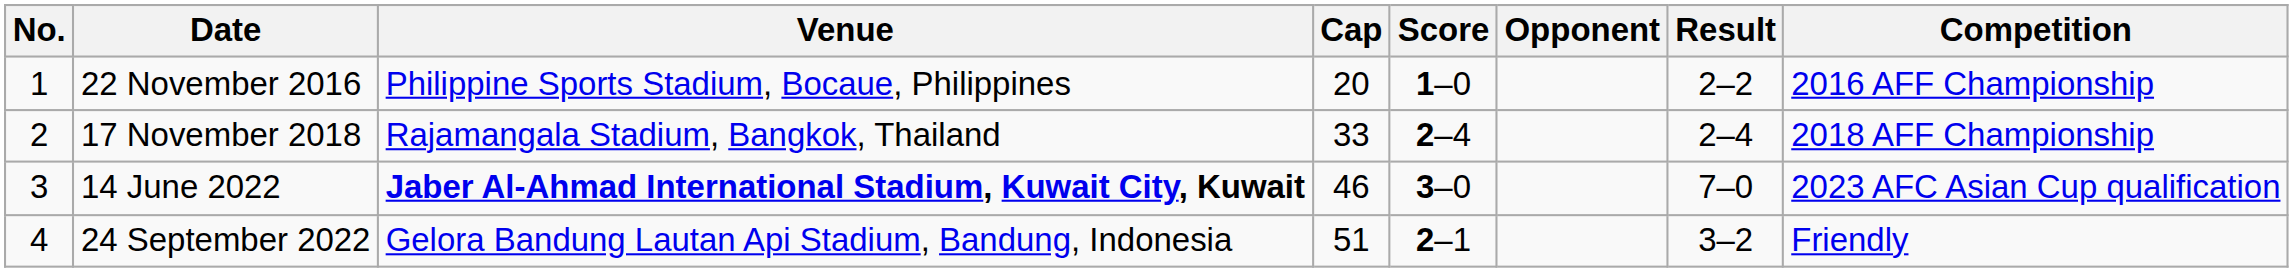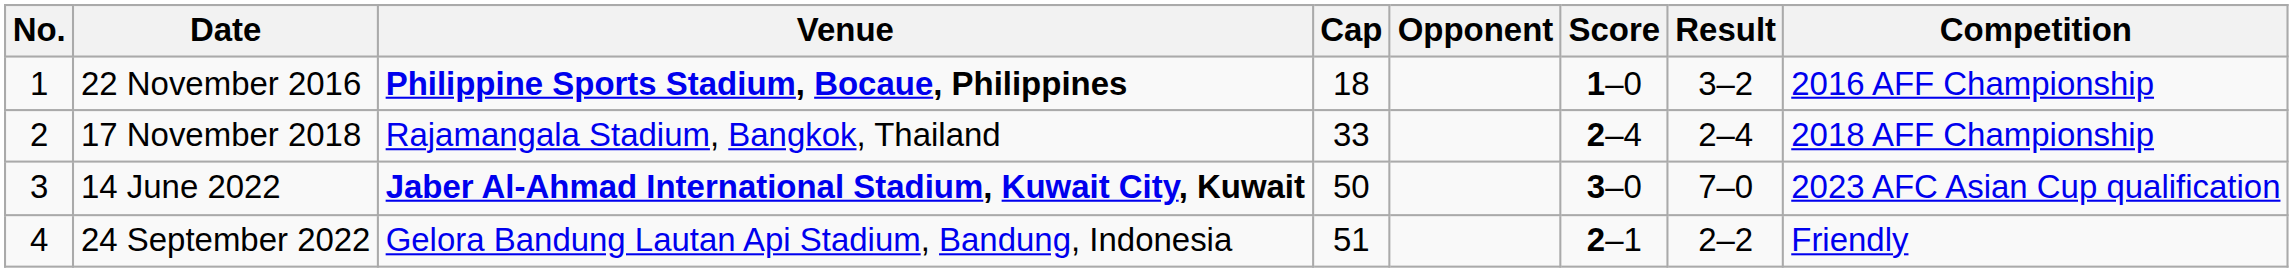columns swapped: (1582, 30) <-> (1443, 30)
(728, 82) normal -> (756, 82) bold
(1351, 82) 20 -> (1351, 82) 18
(1726, 82) 2–2 -> (1726, 82) 3–2
(1351, 187) 46 -> (1351, 187) 50
(1726, 239) 3–2 -> (1726, 239) 2–2
